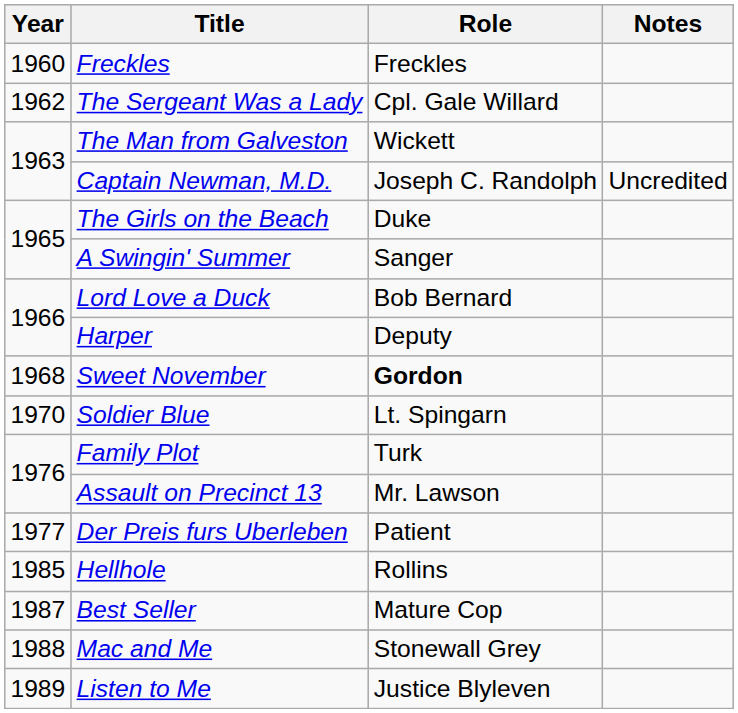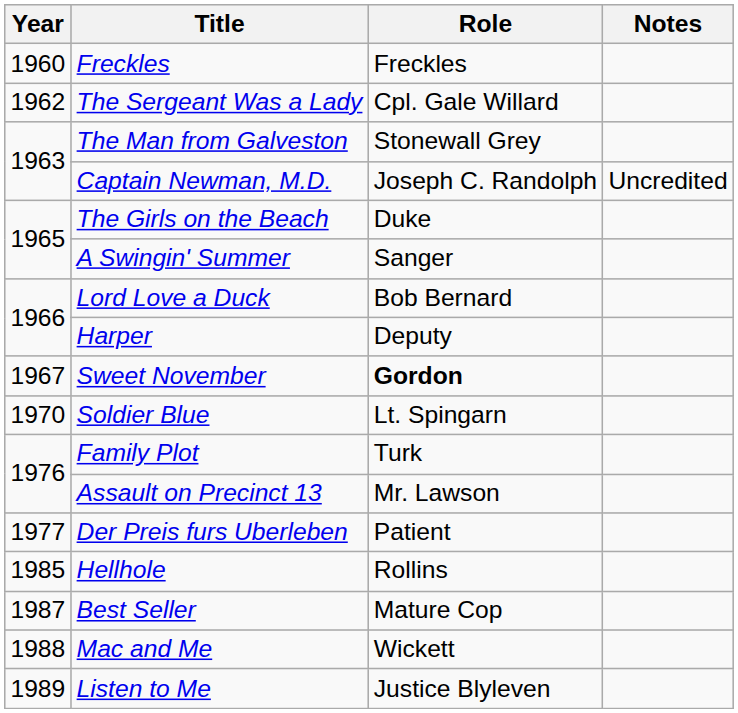(414, 141) Wickett -> (457, 141) Stonewall Grey
(38, 375) 1968 -> (38, 375) 1967
(457, 649) Stonewall Grey -> (414, 649) Wickett
